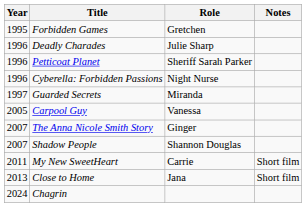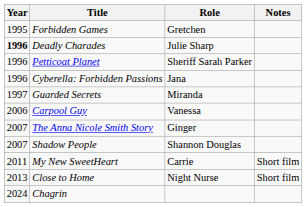(17, 45) normal -> (17, 45) bold
(193, 78) Night Nurse -> (177, 78) Jana
(17, 111) 2005 -> (17, 111) 2006
(177, 177) Jana -> (193, 177) Night Nurse
